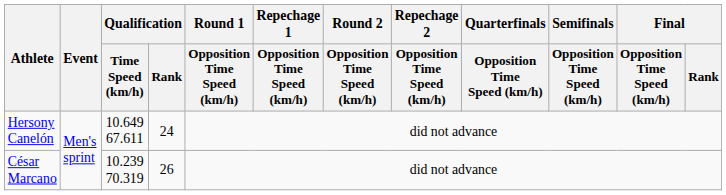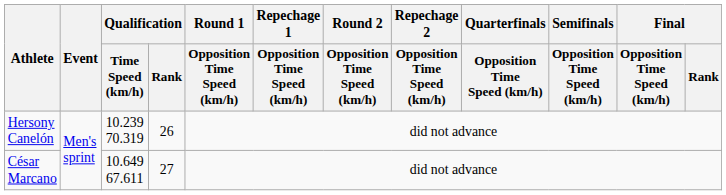(125, 131) 10.649 67.611 -> (125, 131) 10.239 70.319
(167, 131) 24 -> (167, 131) 26
(125, 170) 10.239 70.319 -> (125, 170) 10.649 67.611
(167, 170) 26 -> (167, 170) 27
